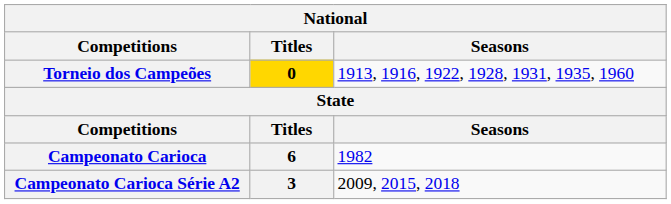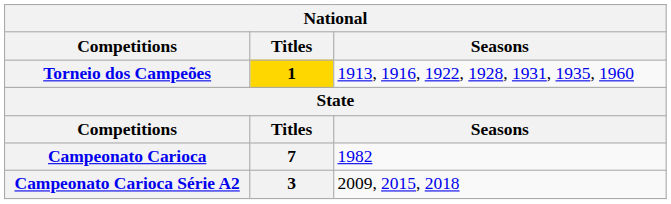(292, 73) 0 -> (292, 73) 1
(292, 156) 6 -> (292, 156) 7
